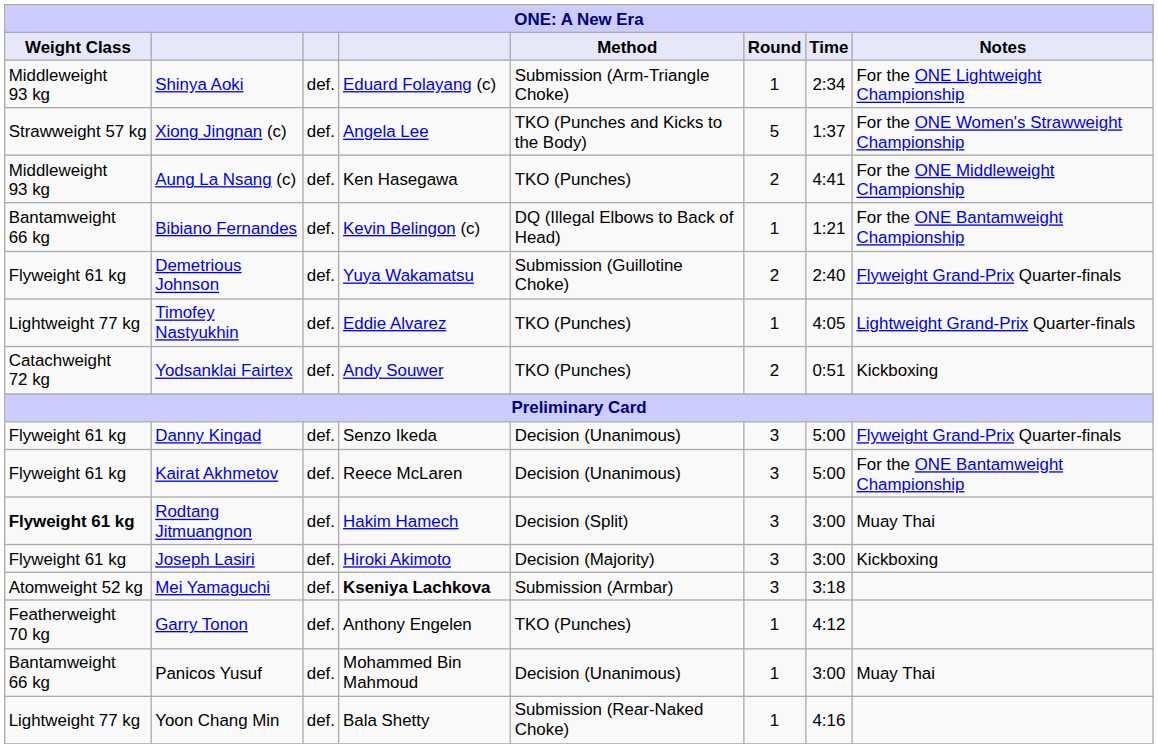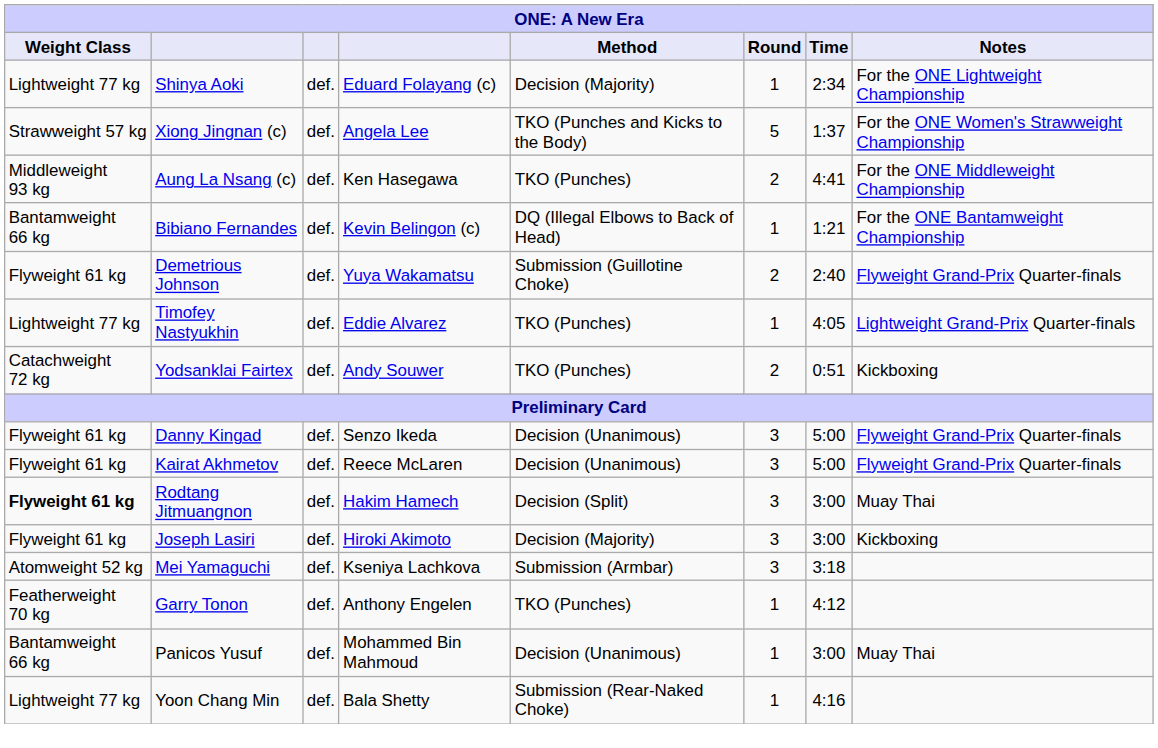(58, 84) Middleweight 93 kg -> (74, 84) Lightweight 77 kg
(612, 84) Submission (Arm-Triangle Choke) -> (585, 84) Decision (Majority)
(960, 473) For the ONE Bantamweight Championship -> (989, 463) Flyweight Grand-Prix Quarter-finals
(417, 586) bold -> (412, 567) normal
